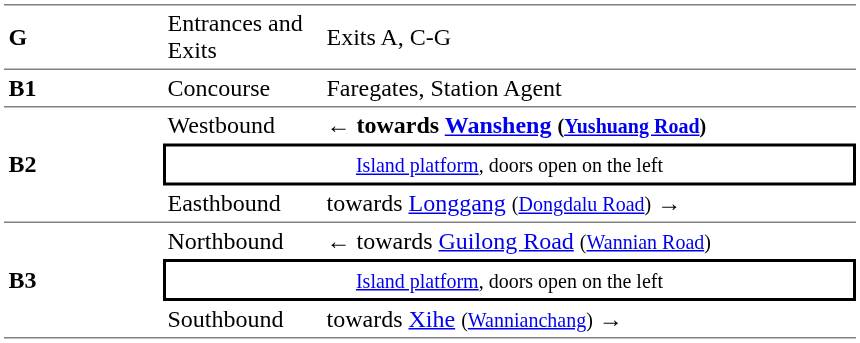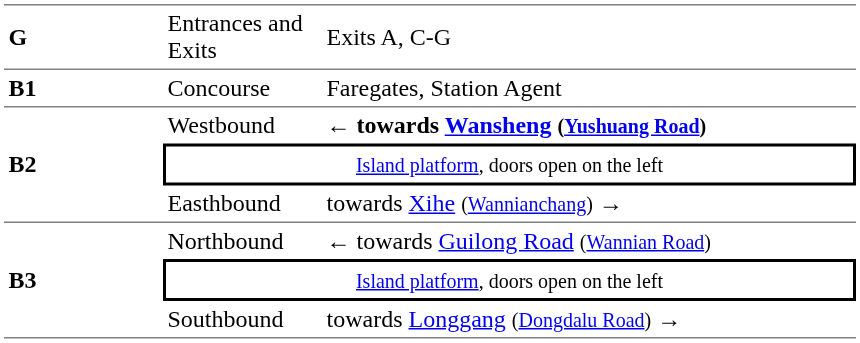(504, 203) towards Longgang (Dongdalu Road) → -> (475, 203) towards Xihe (Wannianchang) →
(475, 318) towards Xihe (Wannianchang) → -> (504, 318) towards Longgang (Dongdalu Road) →
